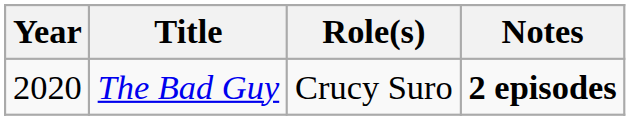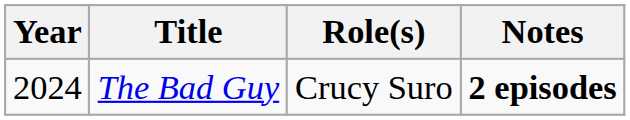(47, 86) 2020 -> (47, 86) 2024
